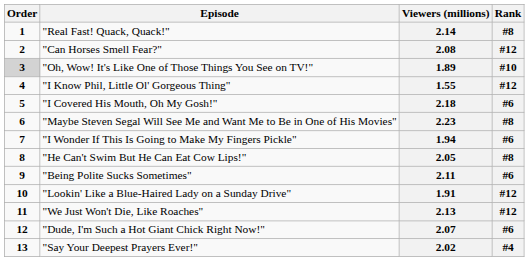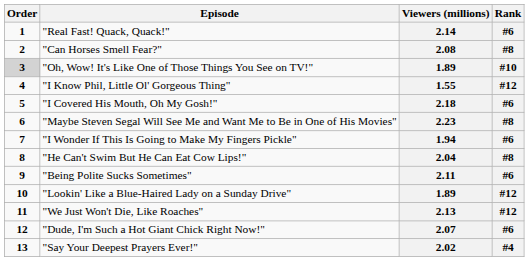(508, 31) #8 -> (508, 31) #6
(508, 49) #12 -> (508, 49) #8
(446, 157) 2.05 -> (446, 157) 2.04
(446, 193) 1.91 -> (446, 193) 1.89
